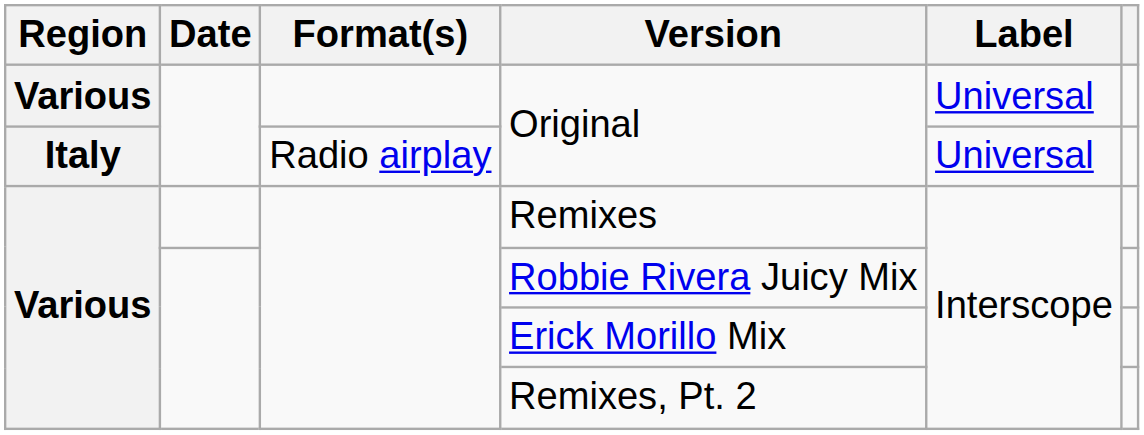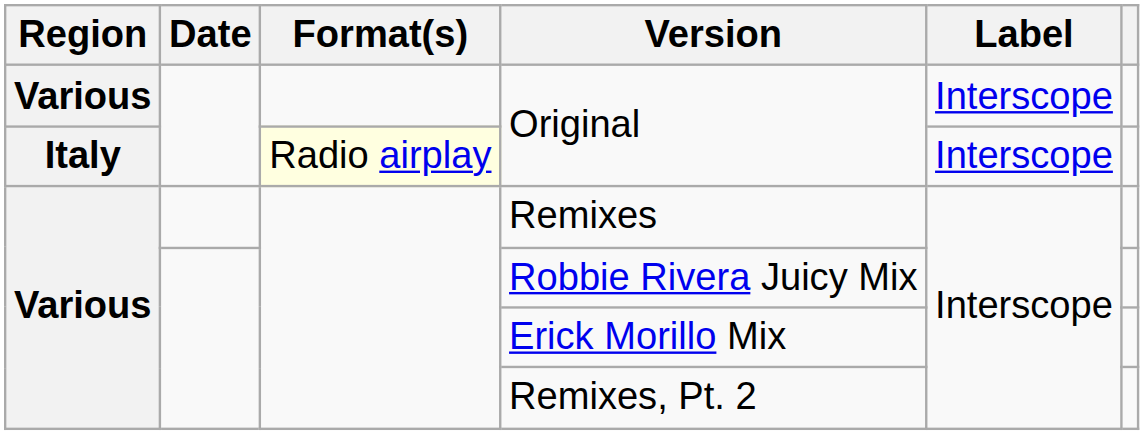(1014, 95) Universal -> (1024, 95) Interscope
(380, 155) no background -> (380, 155) lightyellow background
(1014, 155) Universal -> (1024, 155) Interscope
